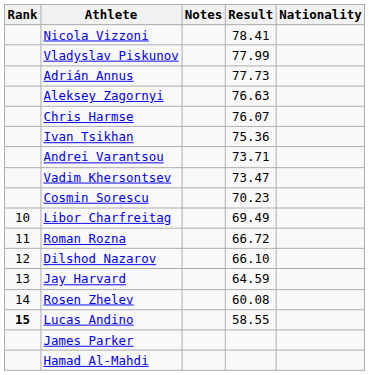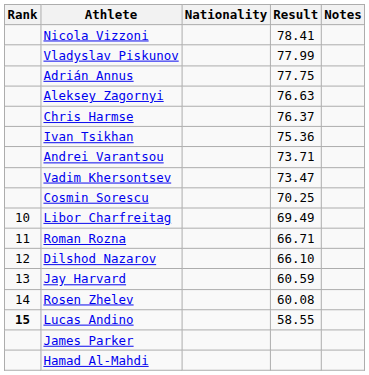columns swapped: (321, 15) <-> (203, 15)
(251, 76) 77.73 -> (296, 76) 77.75
(251, 116) 76.07 -> (296, 116) 76.37
(251, 198) 70.23 -> (296, 198) 70.25
(251, 238) 66.72 -> (296, 238) 66.71
(251, 279) 64.59 -> (296, 279) 60.59
